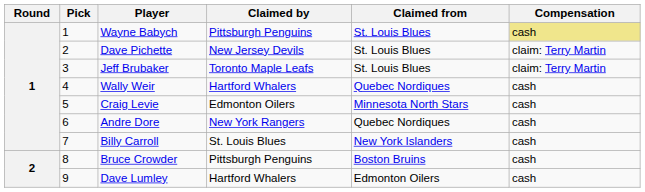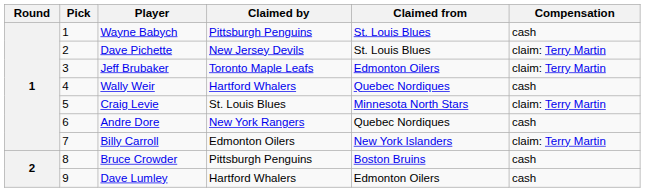(524, 31) khaki background -> (524, 31) no background
(392, 68) St. Louis Blues -> (397, 68) Edmonton Oilers
(252, 104) Edmonton Oilers -> (247, 104) St. Louis Blues
(524, 104) cash -> (559, 104) claim: Terry Martin
(247, 141) St. Louis Blues -> (252, 141) Edmonton Oilers
(524, 141) cash -> (559, 141) claim: Terry Martin
